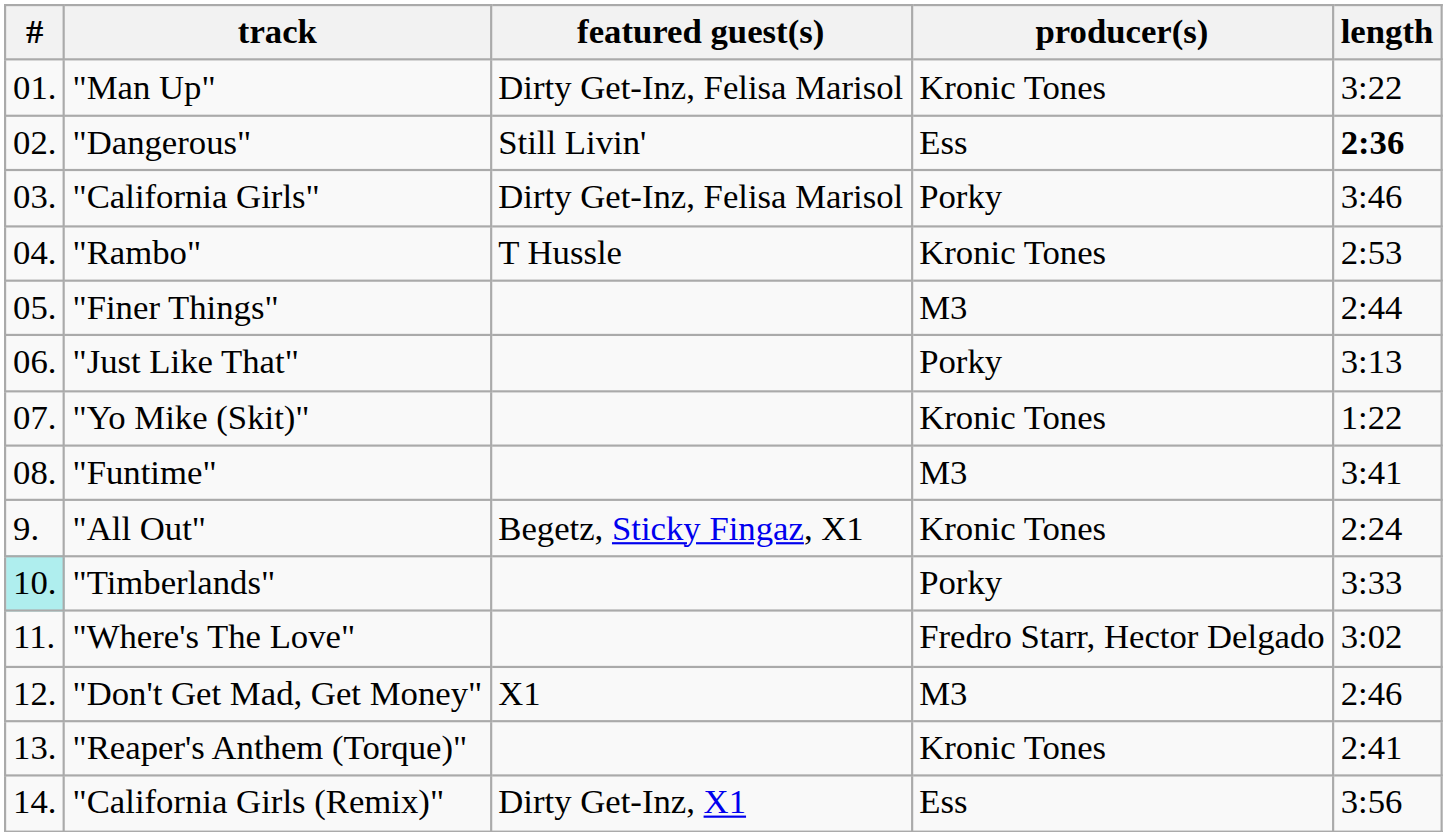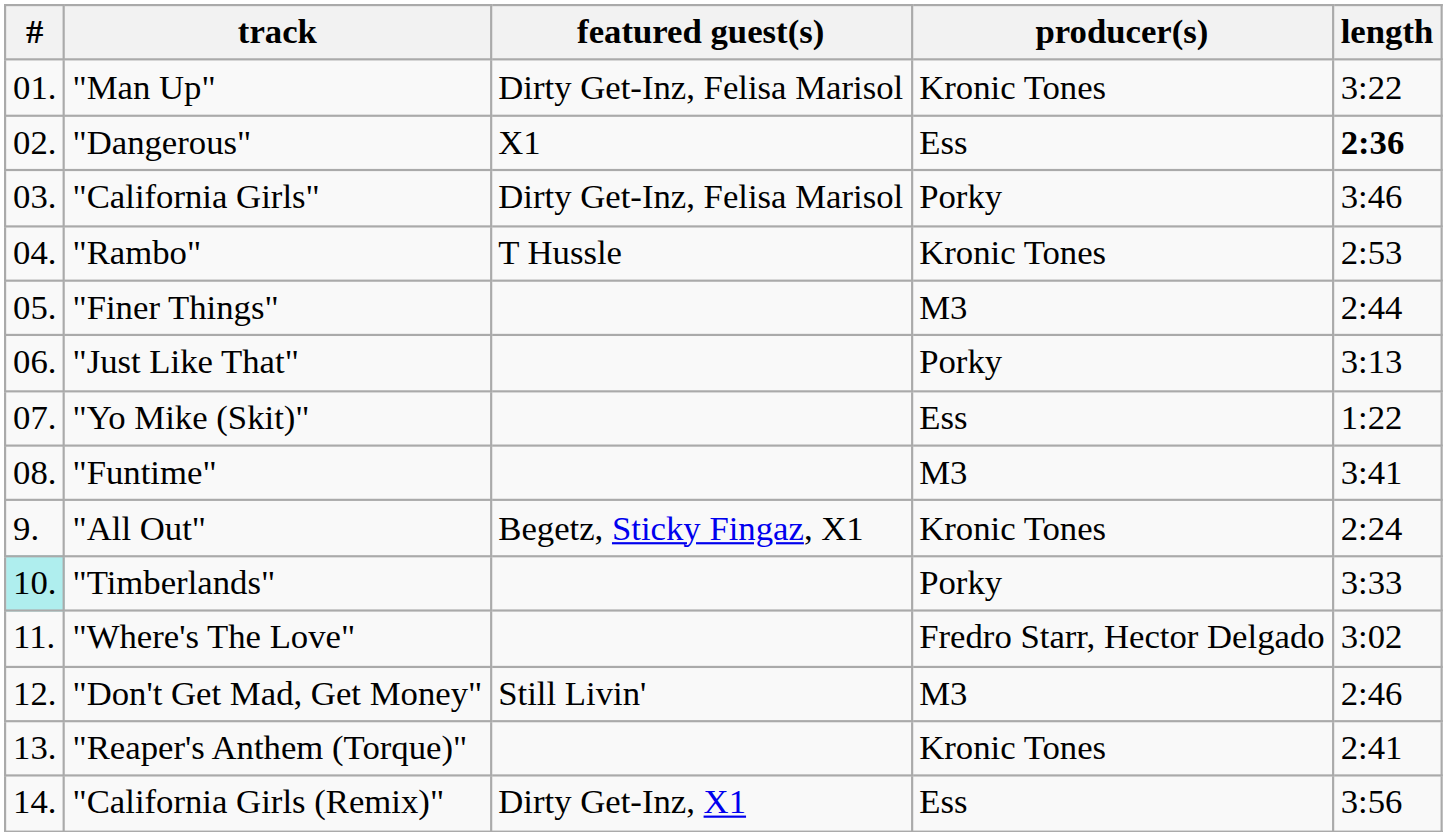(572, 142) Still Livin' -> (519, 142) X1
(1013, 417) Kronic Tones -> (943, 417) Ess
(519, 692) X1 -> (572, 692) Still Livin'
